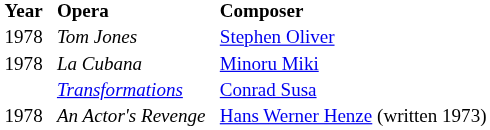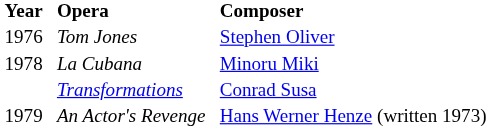(28, 37) 1978 -> (28, 37) 1976
(24, 115) 1978 -> (24, 115) 1979
